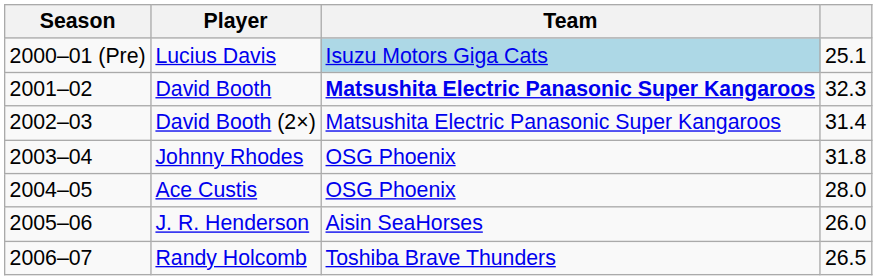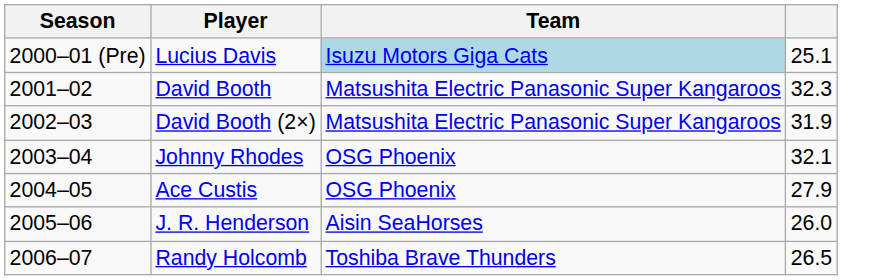(570, 88) bold -> (553, 88) normal
(846, 122) 31.4 -> (811, 122) 31.9
(846, 156) 31.8 -> (811, 156) 32.1
(846, 190) 28.0 -> (811, 190) 27.9
